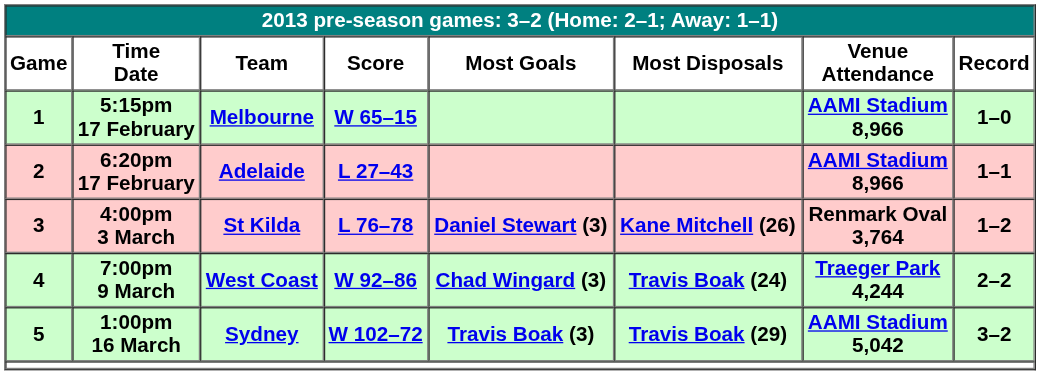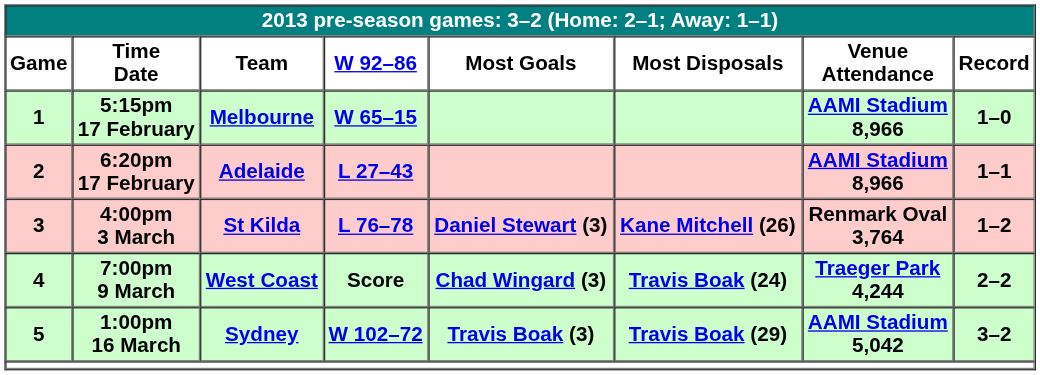(376, 63) Score -> (376, 63) W 92–86
(376, 279) W 92–86 -> (376, 279) Score
